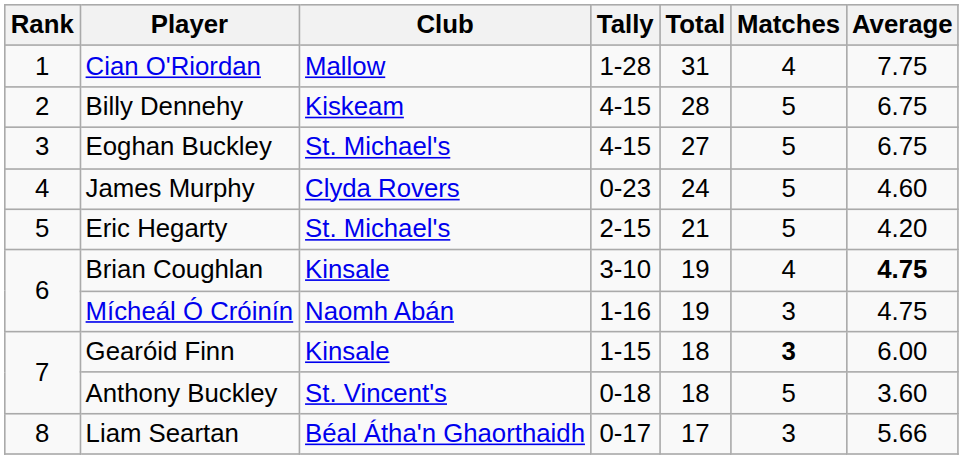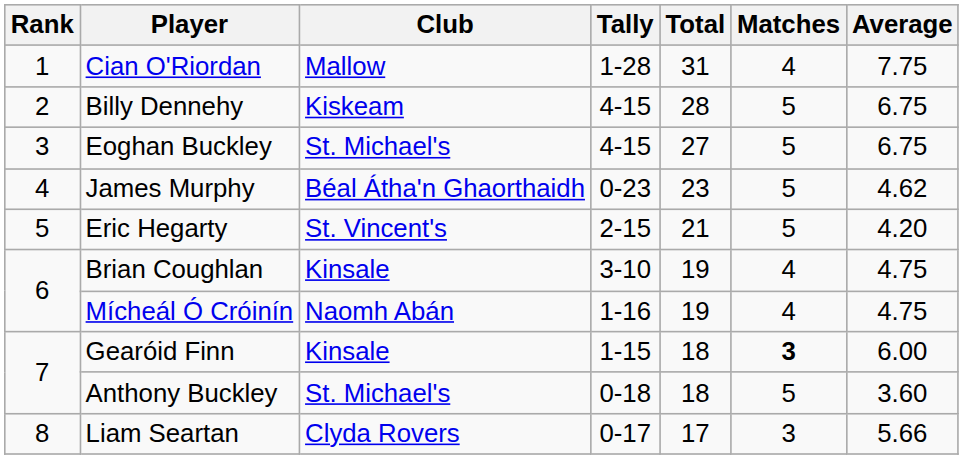(382, 188) Clyda Rovers -> (445, 188) Béal Átha'n Ghaorthaidh
(695, 188) 24 -> (695, 188) 23
(902, 188) 4.60 -> (902, 188) 4.62
(378, 229) St. Michael's -> (376, 229) St. Vincent's
(902, 270) bold -> (902, 270) normal
(789, 310) 3 -> (789, 310) 4
(376, 392) St. Vincent's -> (378, 392) St. Michael's
(445, 433) Béal Átha'n Ghaorthaidh -> (382, 433) Clyda Rovers
